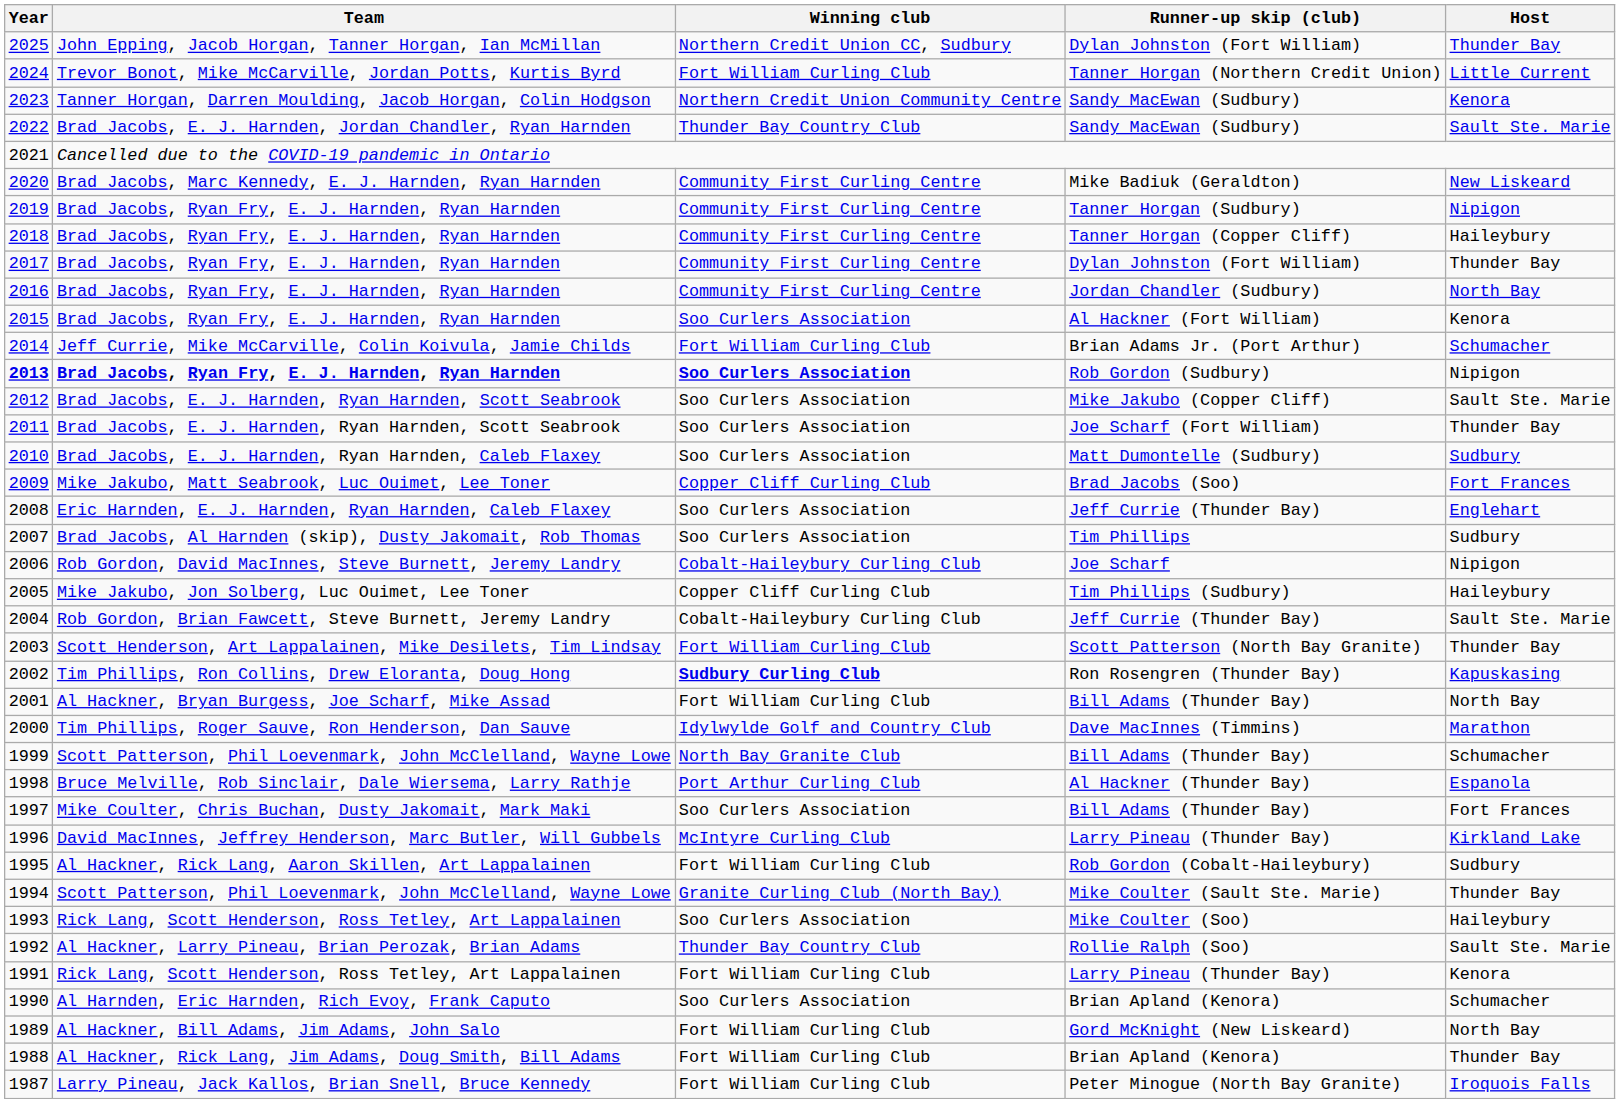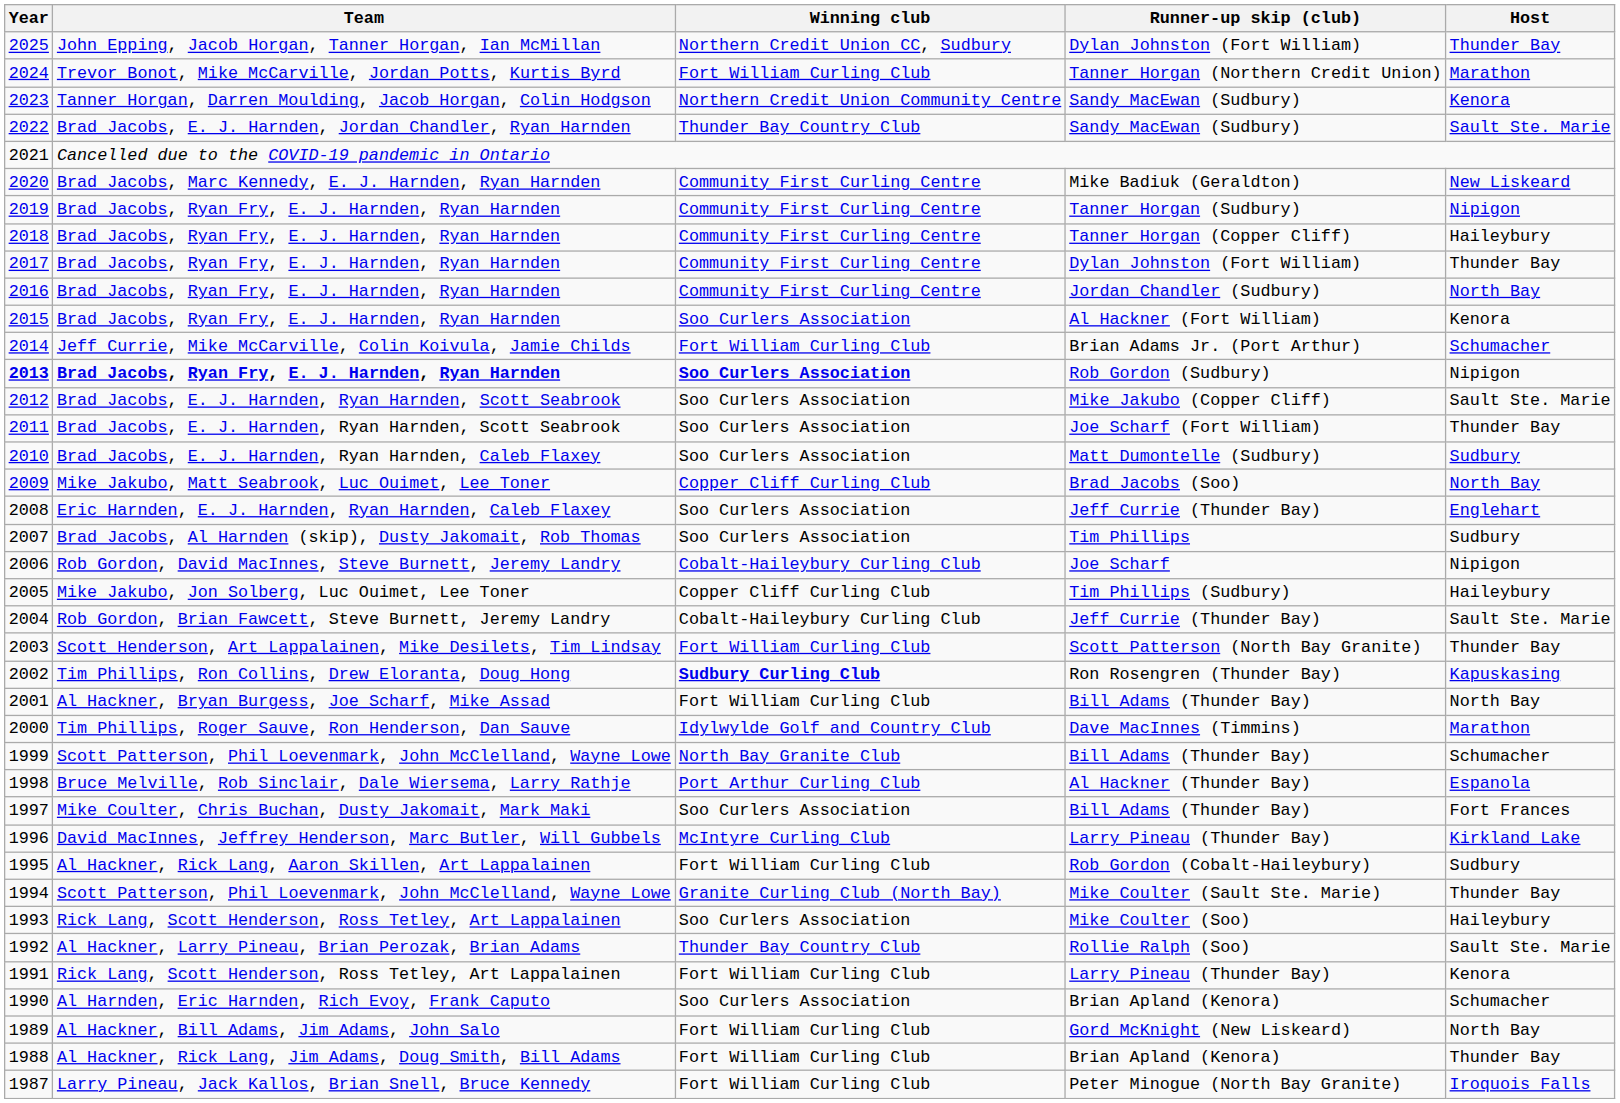(1520, 73) Little Current -> (1490, 73) Marathon
(1510, 483) Fort Frances -> (1495, 483) North Bay
